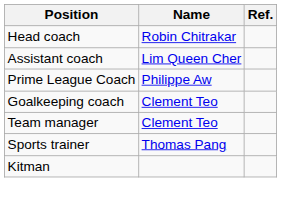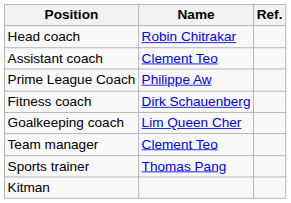(191, 58) Lim Queen Cher -> (180, 58) Clement Teo
+ row: (50, 101)
(180, 101) Clement Teo -> (191, 123) Lim Queen Cher
